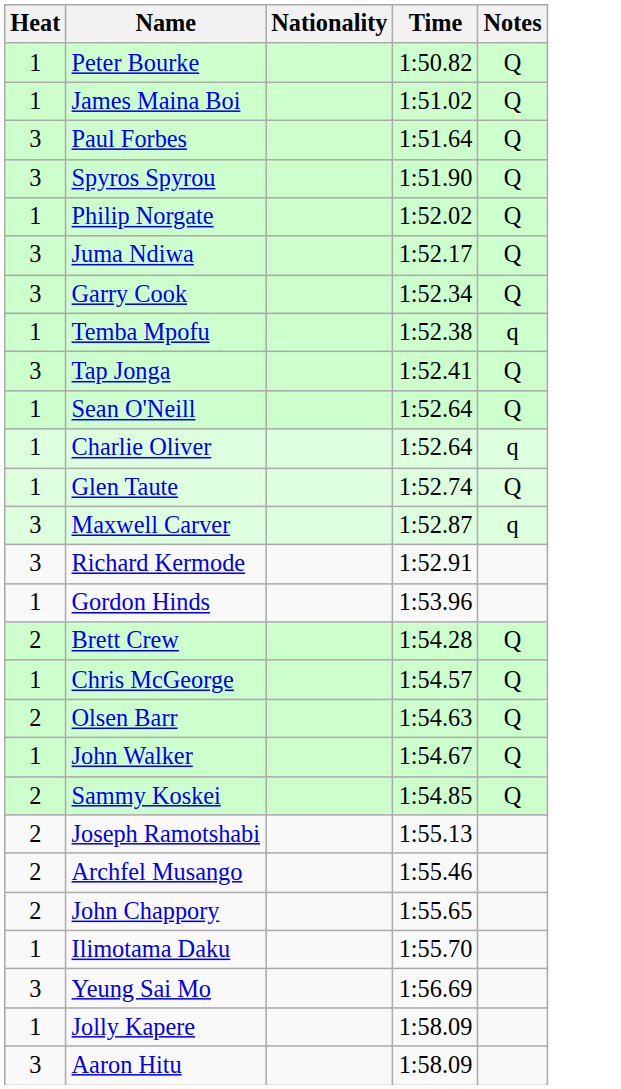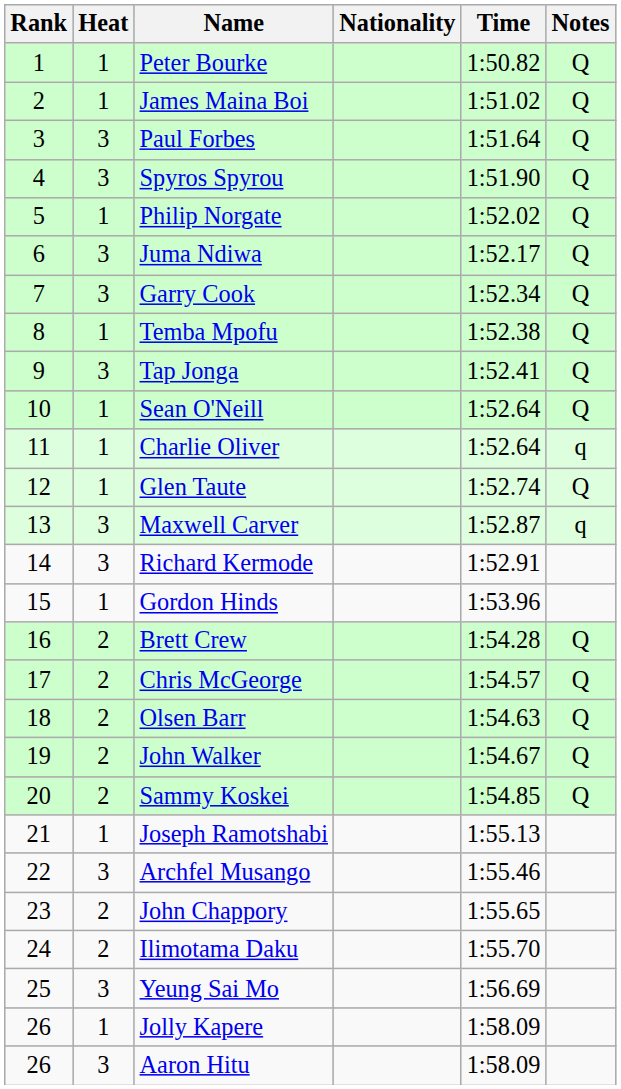+ column: (39, 23)
(513, 332) q -> (581, 332) Q
(35, 679) 1 -> (103, 679) 2
(35, 756) 1 -> (103, 756) 2
(35, 833) 2 -> (103, 833) 1
(35, 872) 2 -> (103, 872) 3
(35, 949) 1 -> (103, 949) 2
